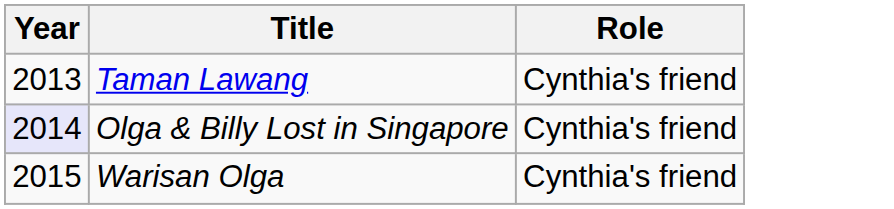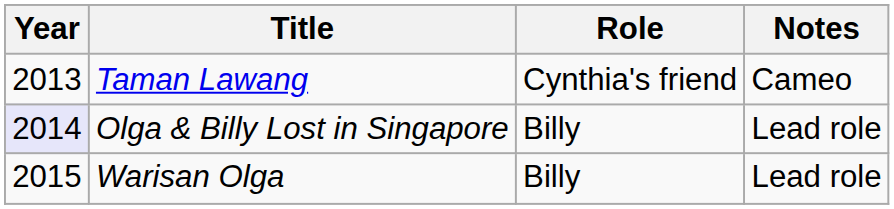+ column: (817, 29)
(630, 128) Cynthia's friend -> (552, 128) Billy
(630, 177) Cynthia's friend -> (552, 177) Billy
